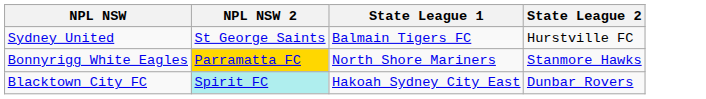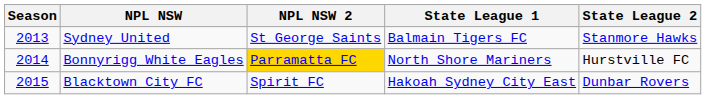+ column: (32, 16)
(580, 38) Hurstville FC -> (640, 38) Stanmore Hawks
(584, 60) Stanmore Hawks -> (636, 60) Hurstville FC
(231, 82) paleturquoise background -> (287, 82) no background
